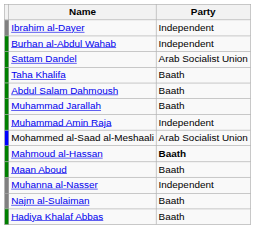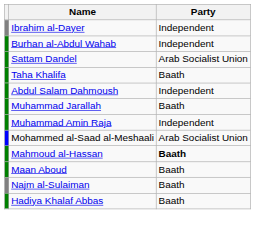(172, 91) Baath -> (186, 91) Independent
- row: (54, 185)
